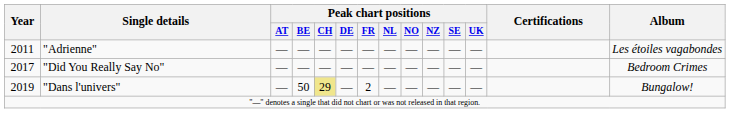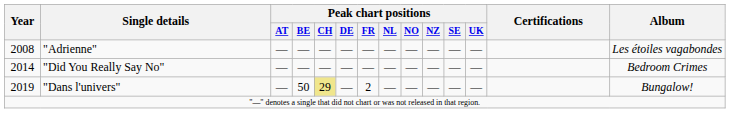(22, 49) 2011 -> (22, 49) 2008
(22, 67) 2017 -> (22, 67) 2014
